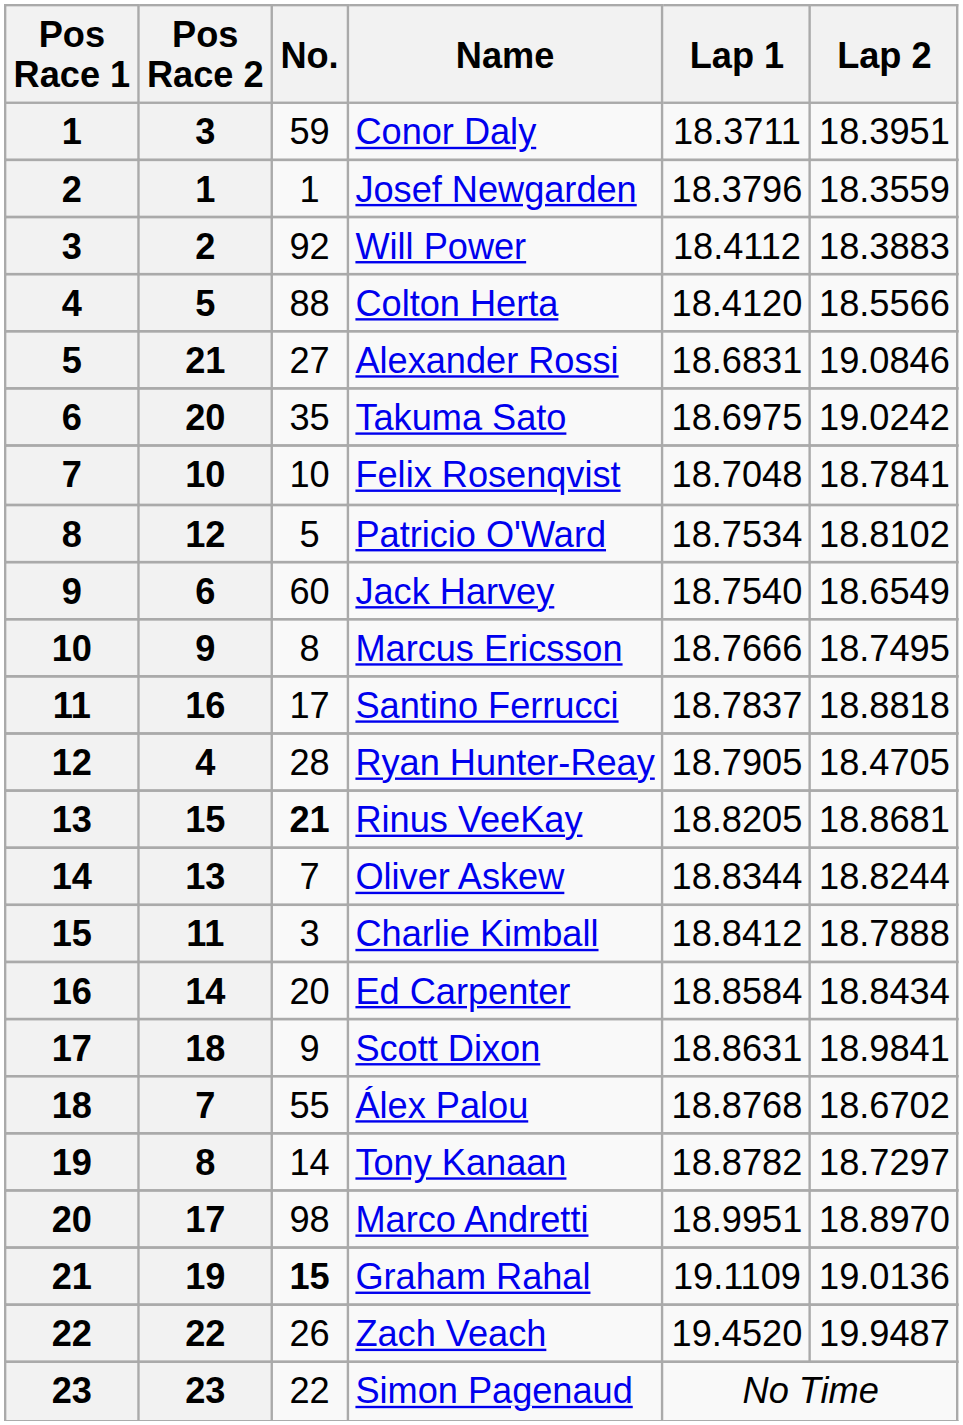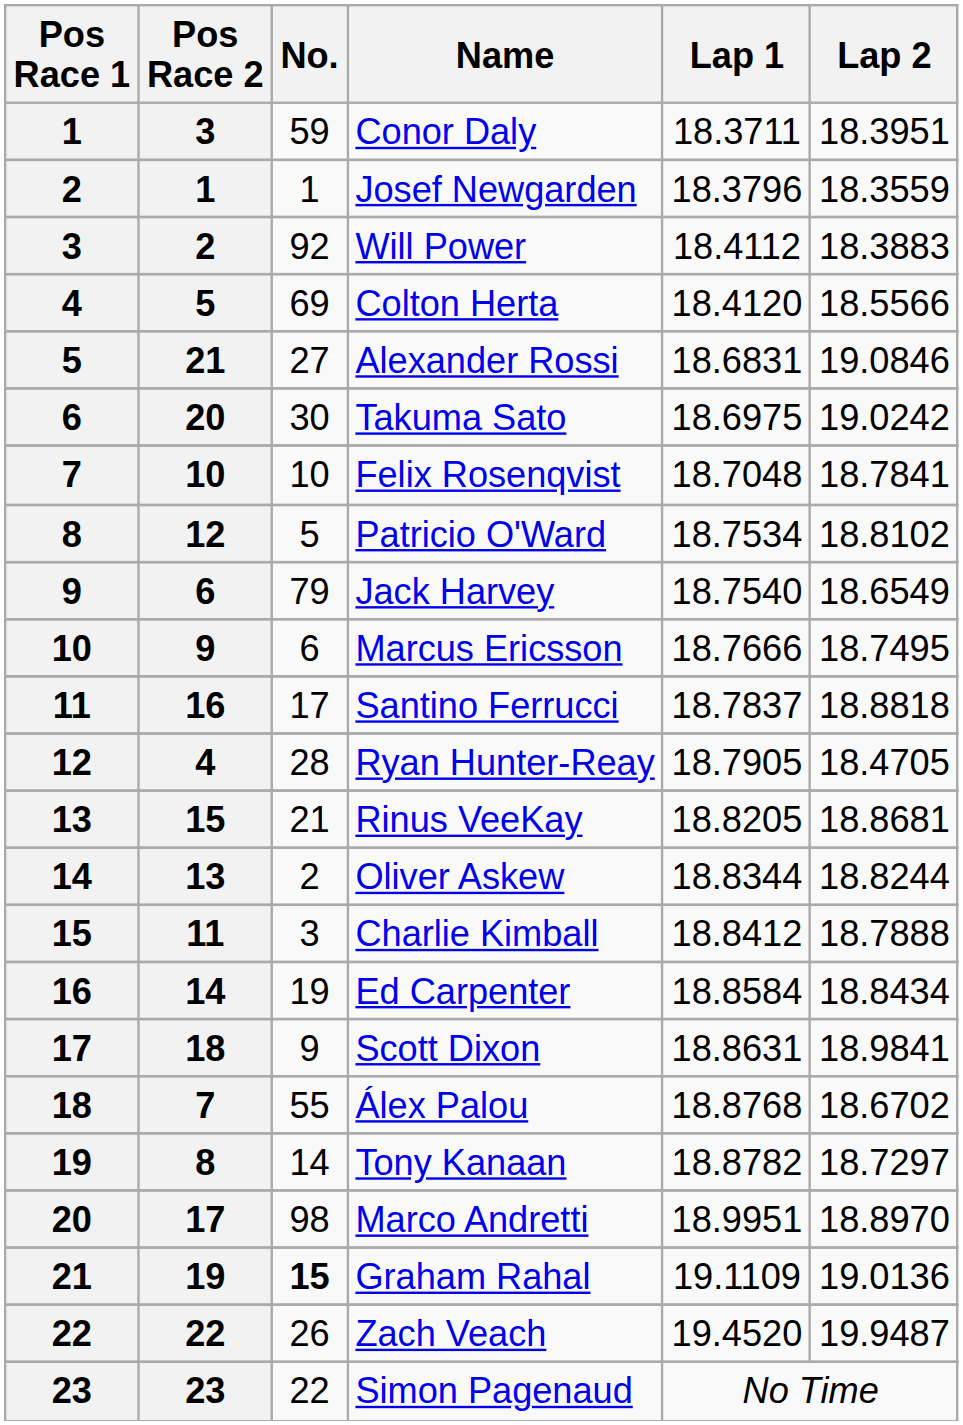(309, 304) 88 -> (309, 304) 69
(309, 418) 35 -> (309, 418) 30
(309, 590) 60 -> (309, 590) 79
(309, 647) 8 -> (309, 647) 6
(309, 819) bold -> (309, 819) normal
(309, 876) 7 -> (309, 876) 2
(309, 991) 20 -> (309, 991) 19
